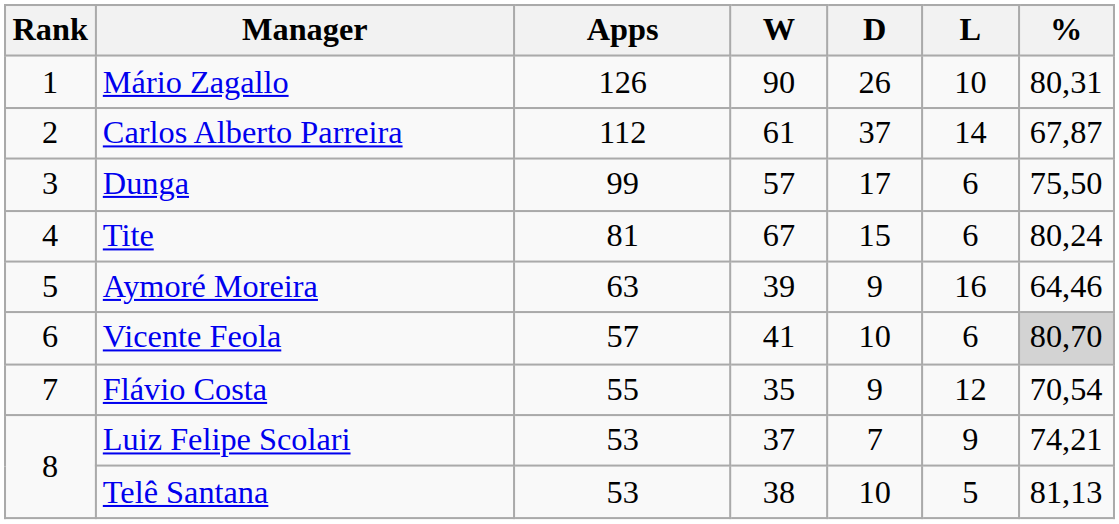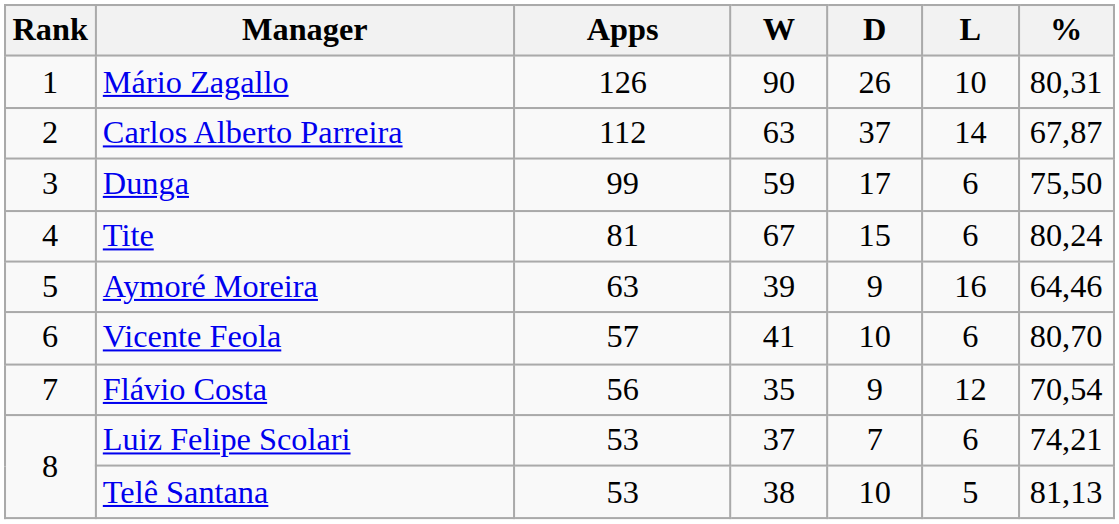(779, 132) 61 -> (779, 132) 63
(779, 183) 57 -> (779, 183) 59
(1066, 337) lightgrey background -> (1066, 337) no background
(623, 388) 55 -> (623, 388) 56
(970, 440) 9 -> (970, 440) 6
